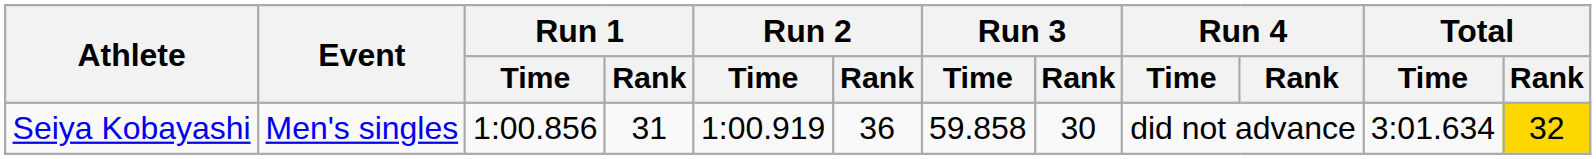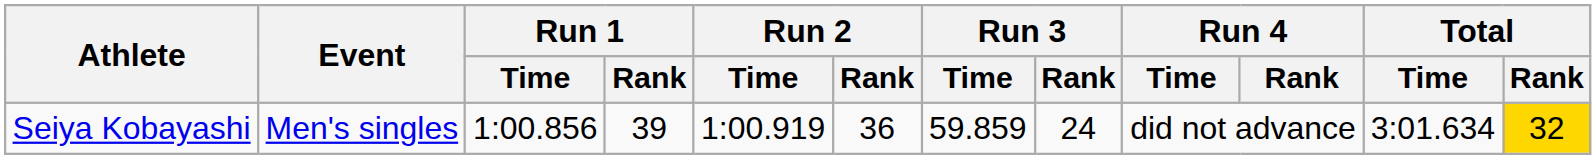(649, 129) 31 -> (649, 129) 39
(978, 129) 59.858 -> (978, 129) 59.859
(1078, 129) 30 -> (1078, 129) 24
